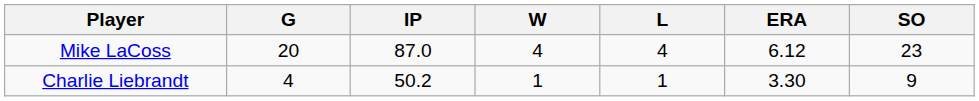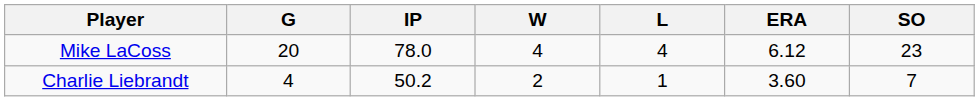(413, 50) 87.0 -> (413, 50) 78.0
(538, 80) 1 -> (538, 80) 2
(787, 80) 3.30 -> (787, 80) 3.60
(912, 80) 9 -> (912, 80) 7
